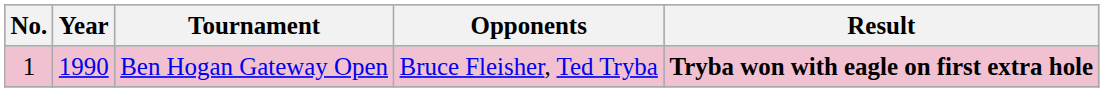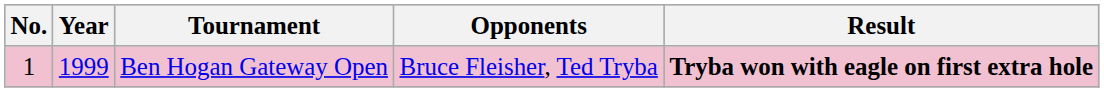(84, 66) 1990 -> (84, 66) 1999
